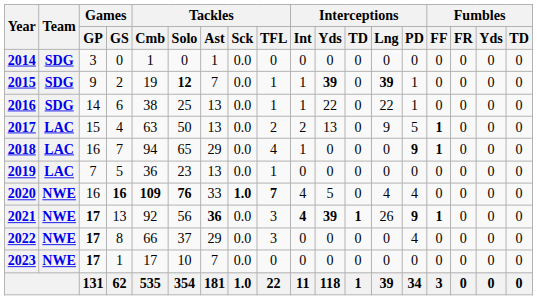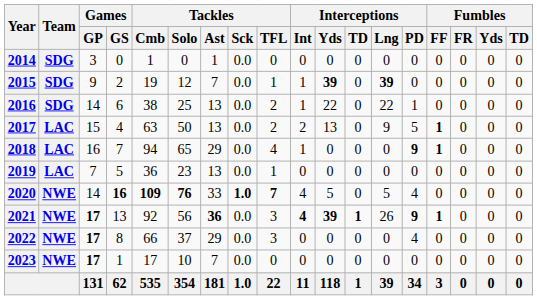(184, 82) bold -> (184, 82) normal
(414, 82) 1 -> (414, 82) 0
(274, 104) 1 -> (274, 104) 2
(93, 194) 16 -> (93, 194) 14
(386, 194) 4 -> (386, 194) 5
